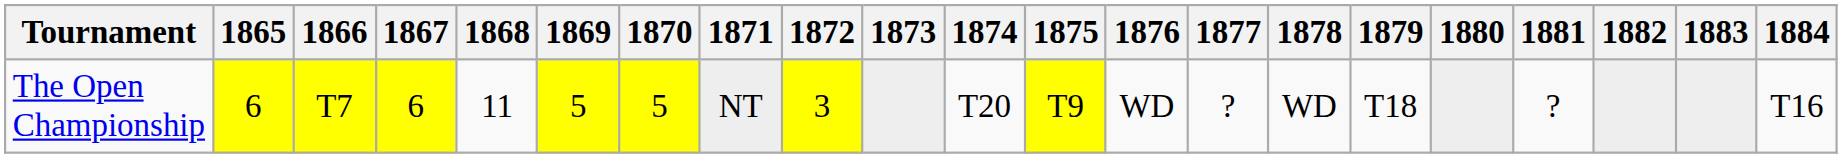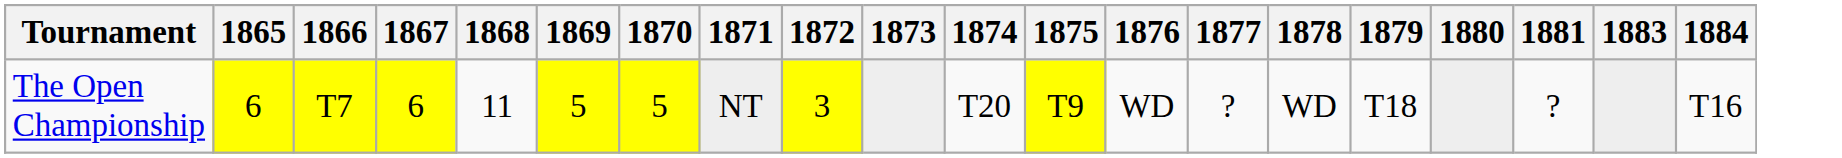- column: (1634, 31)
